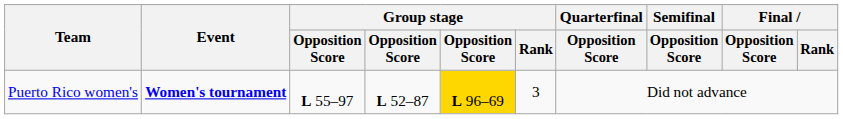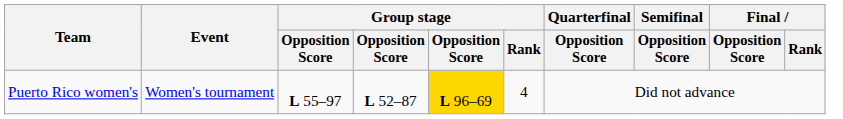(216, 92) bold -> (210, 92) normal
(536, 92) 3 -> (524, 92) 4
